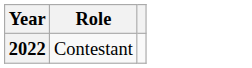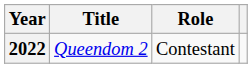+ column: (101, 19)
